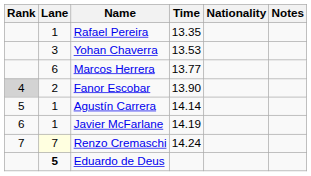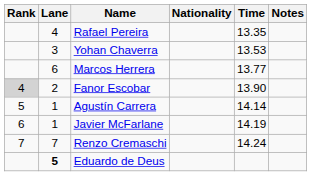columns swapped: (236, 13) <-> (186, 13)
(55, 32) 1 -> (55, 32) 4
(55, 143) lightyellow background -> (55, 143) no background
